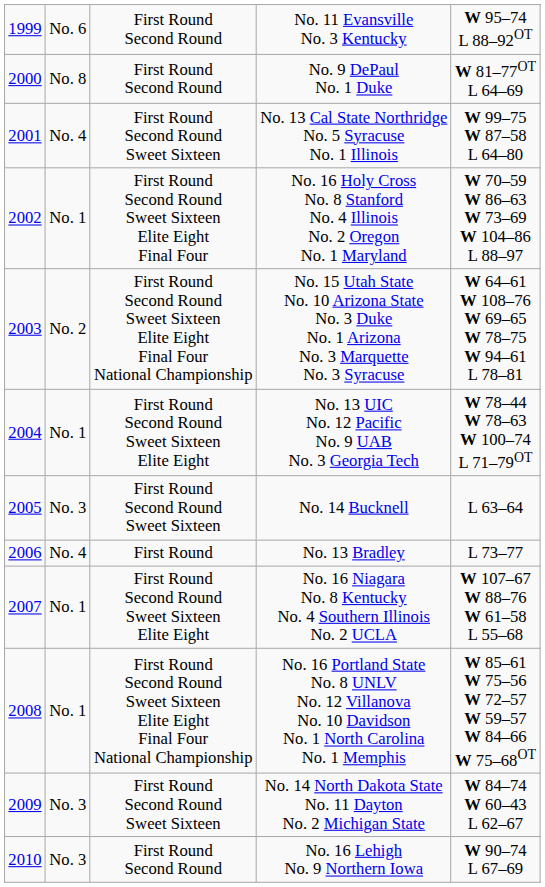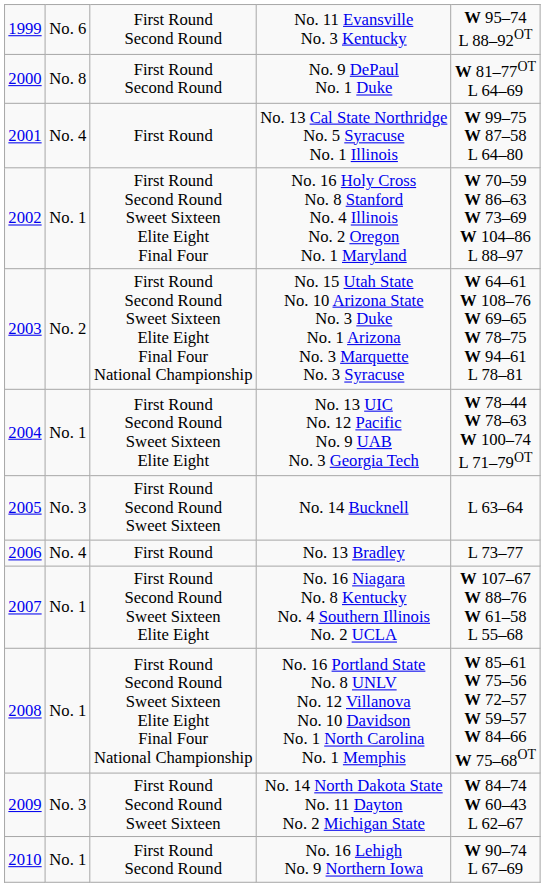(173, 135) First Round Second Round Sweet Sixteen -> (173, 135) First Round
(68, 859) No. 3 -> (68, 859) No. 1
